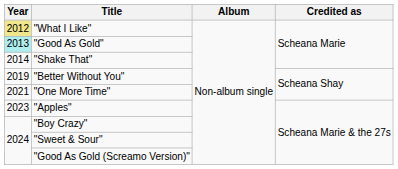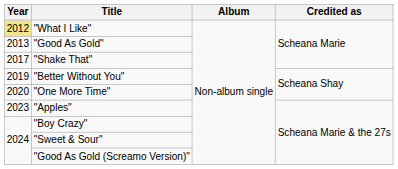(18, 44) paleturquoise background -> (18, 44) no background
(18, 60) 2014 -> (18, 60) 2017
(18, 92) 2021 -> (18, 92) 2020
